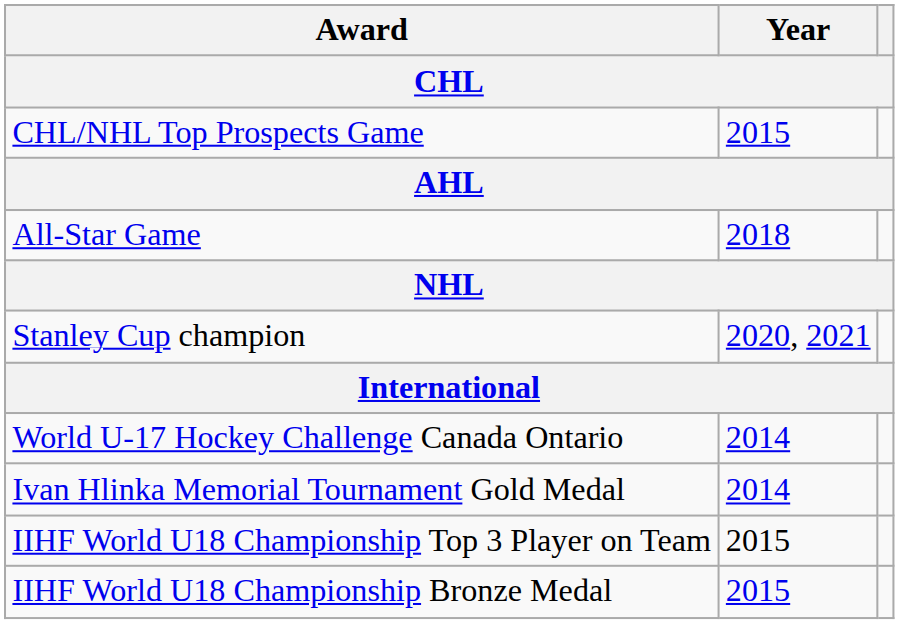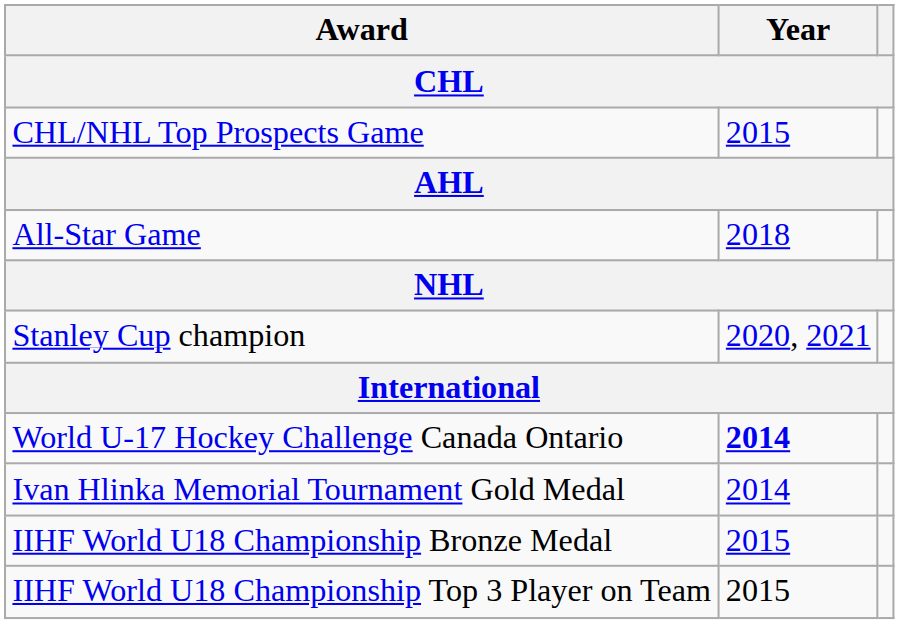(758, 438) normal -> (758, 438) bold
rows swapped: (312, 591) <-> (362, 540)
